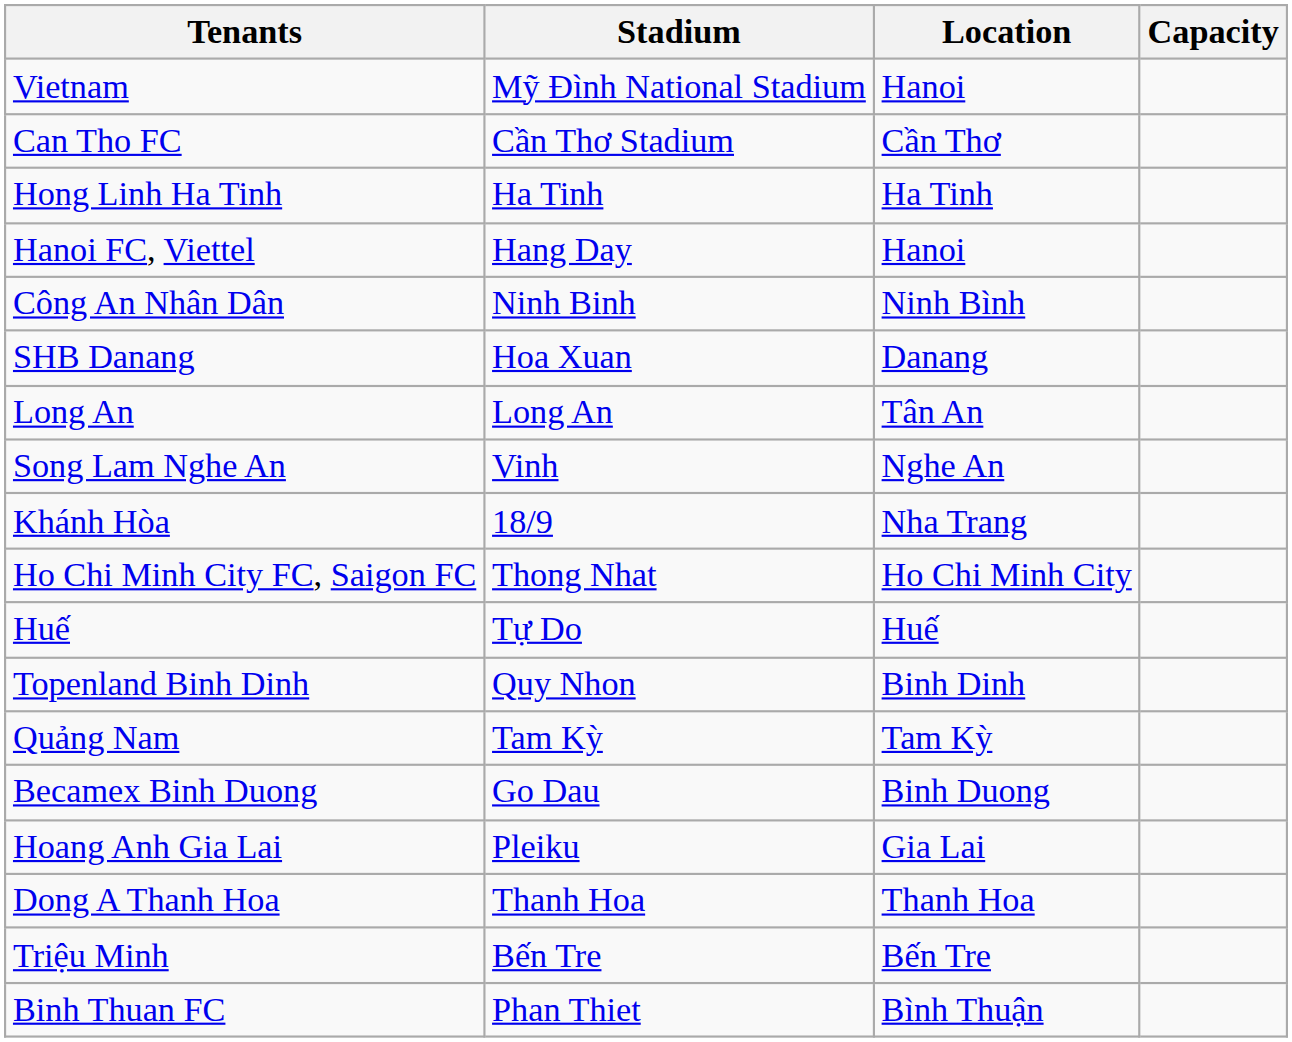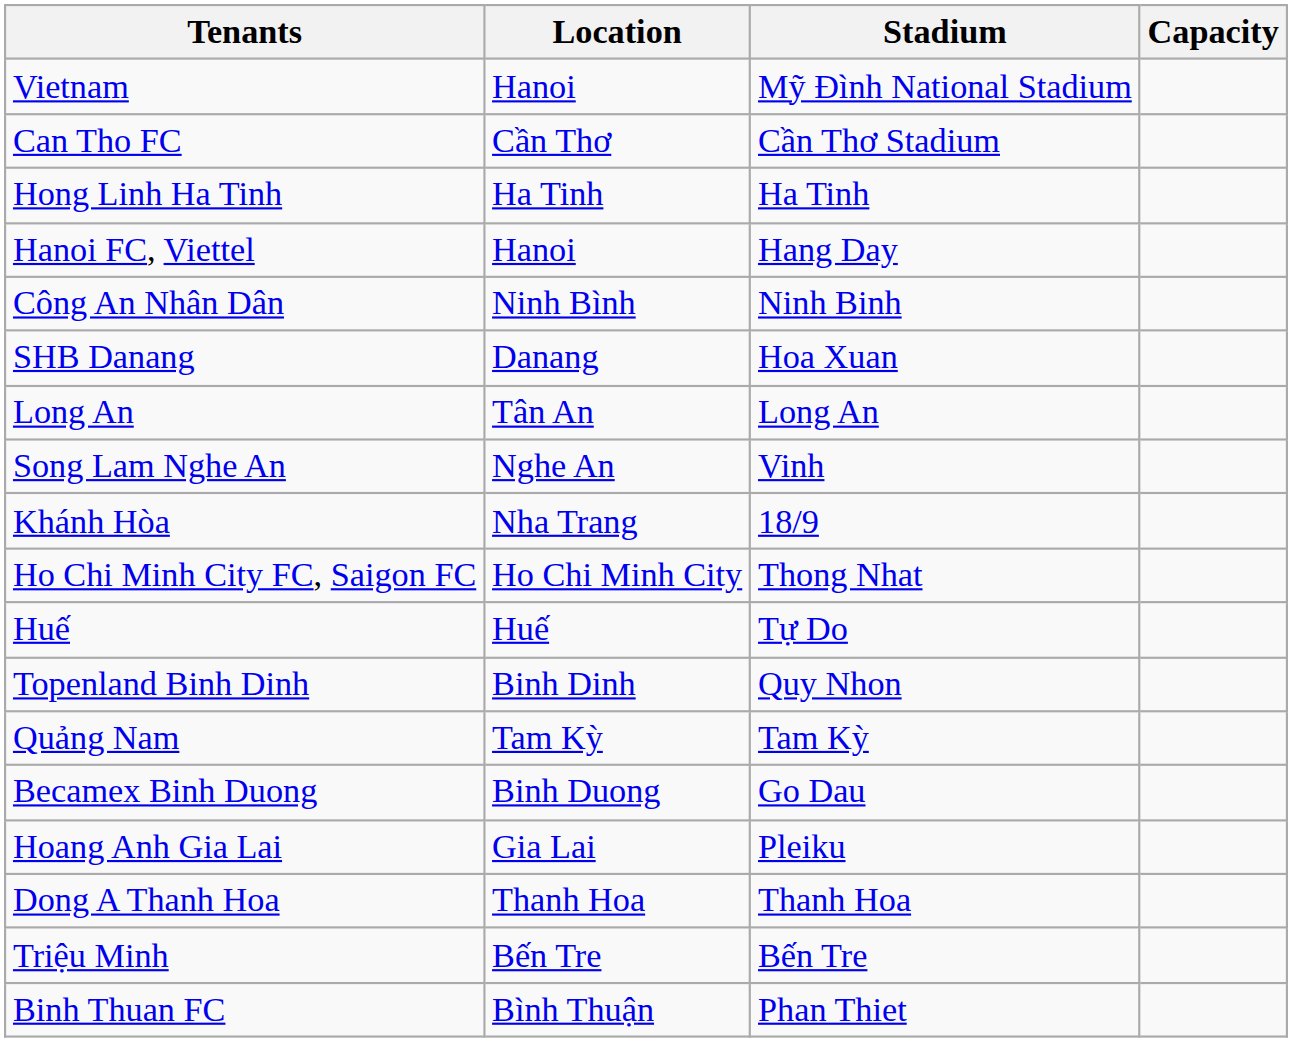columns swapped: (1007, 31) <-> (679, 31)
